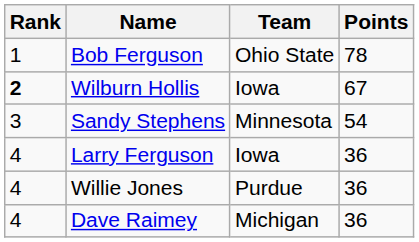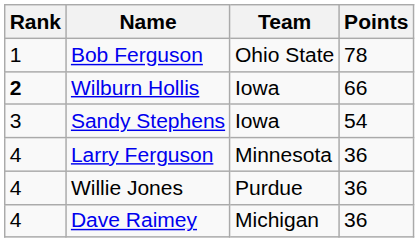(356, 88) 67 -> (356, 88) 66
(283, 121) Minnesota -> (257, 121) Iowa
(257, 155) Iowa -> (283, 155) Minnesota
